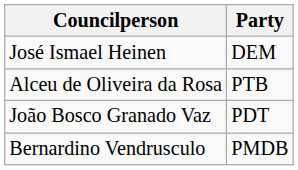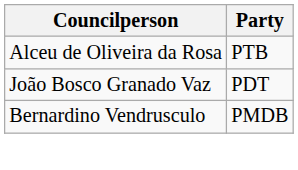- row: (88, 52)
